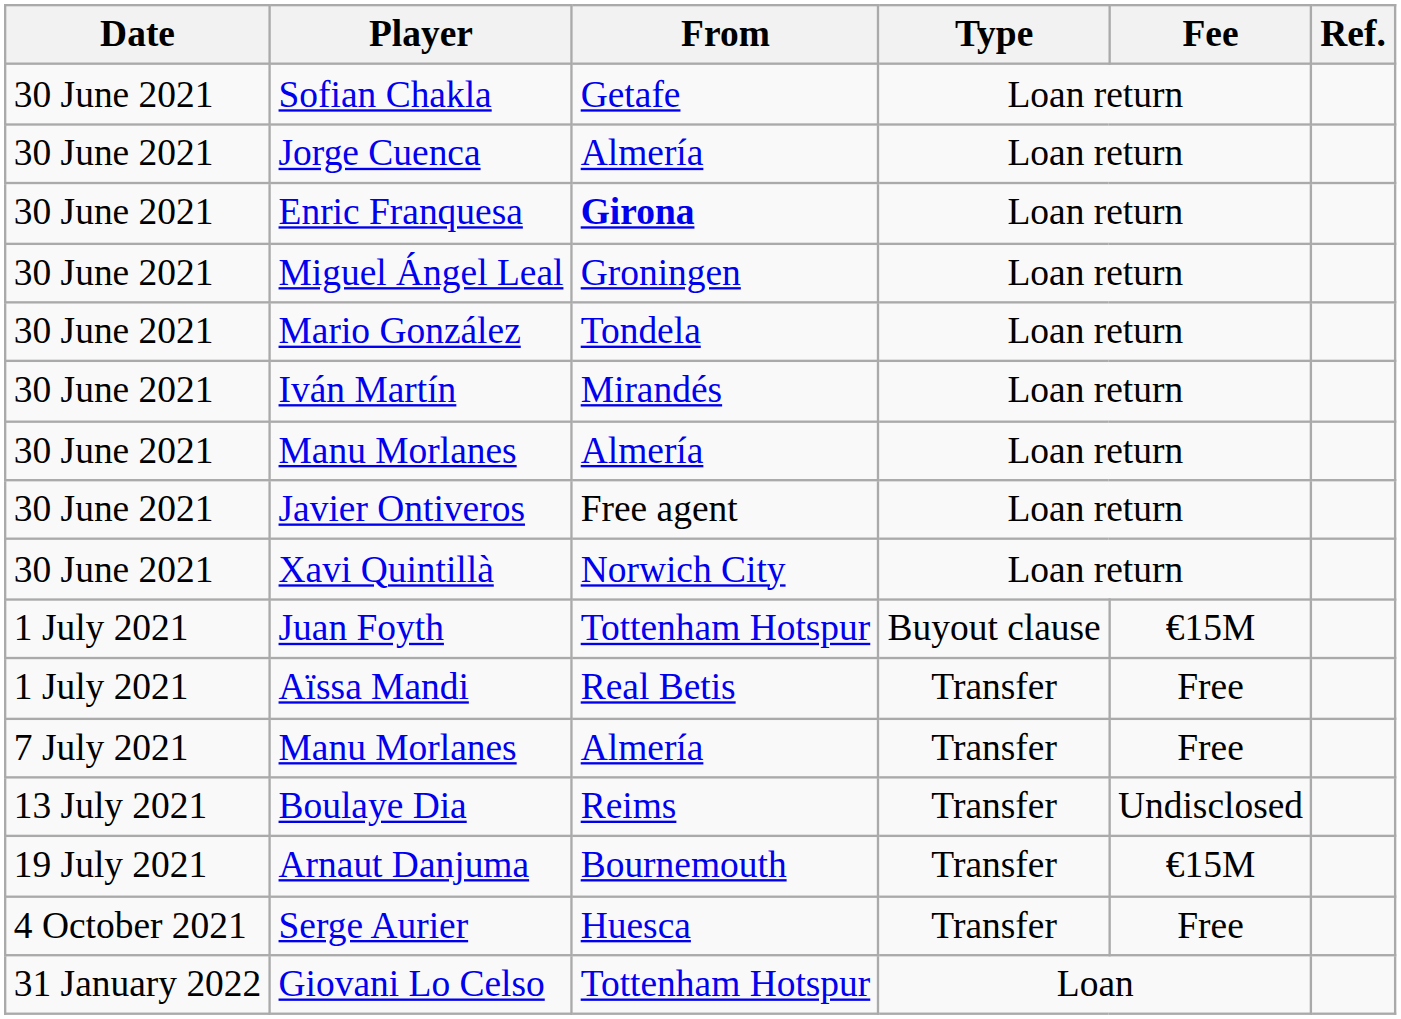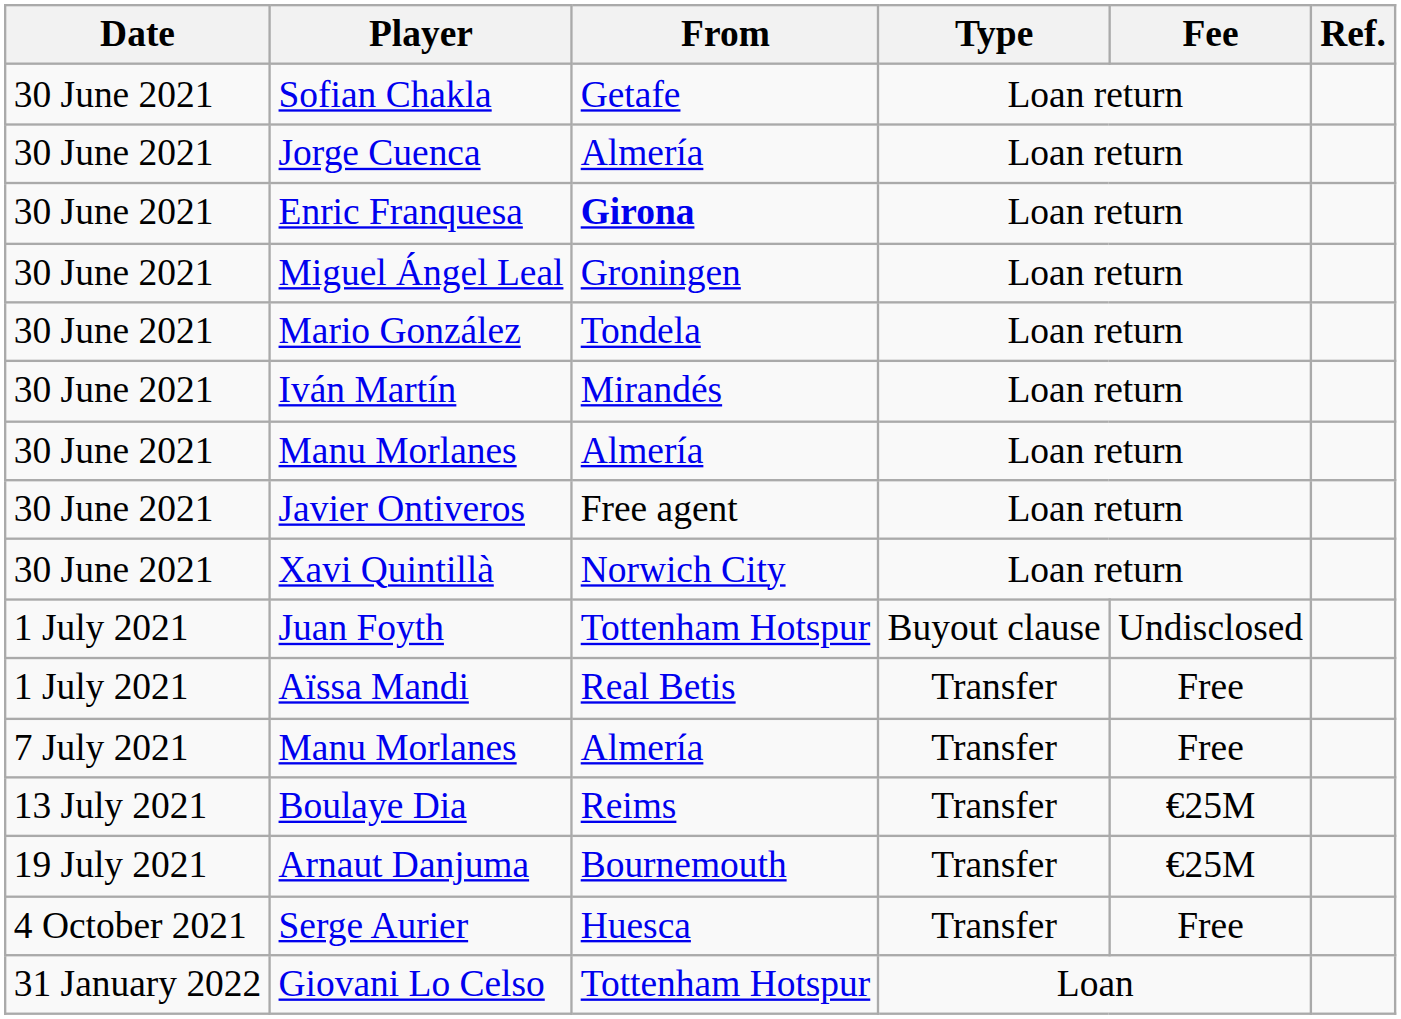(1211, 627) €15M -> (1211, 627) Undisclosed
(1211, 806) Undisclosed -> (1211, 806) €25M
(1211, 865) €15M -> (1211, 865) €25M
